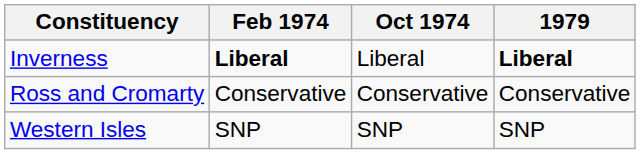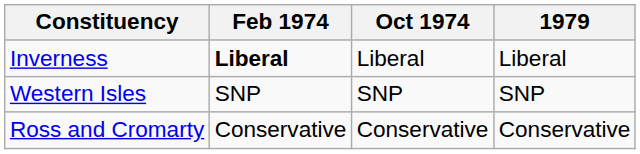(536, 58) bold -> (533, 58) normal
rows swapped: (107, 93) <-> (78, 129)
